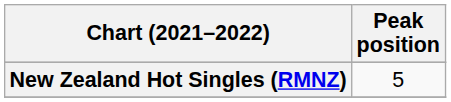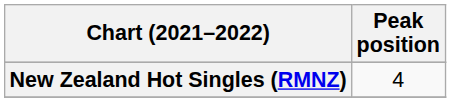(398, 79) 5 -> (398, 79) 4
